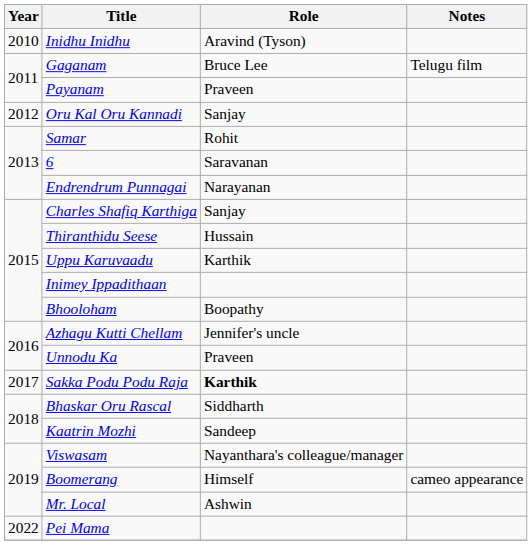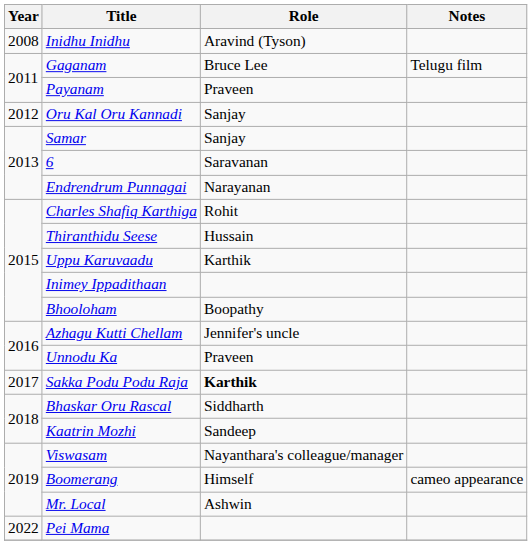(23, 41) 2010 -> (23, 41) 2008
(221, 138) Rohit -> (225, 138) Sanjay
(225, 211) Sanjay -> (221, 211) Rohit
